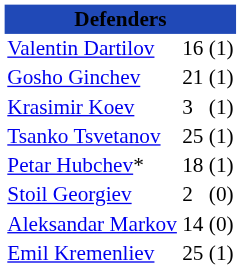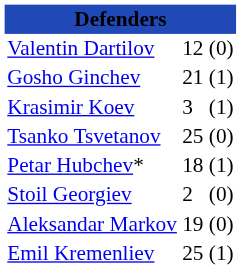(193, 48) 16 -> (193, 48) 12
(221, 48) (1) -> (221, 48) (0)
(221, 136) (1) -> (221, 136) (0)
(193, 223) 14 -> (193, 223) 19
